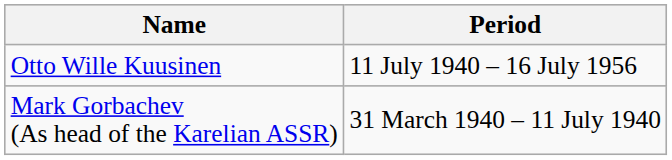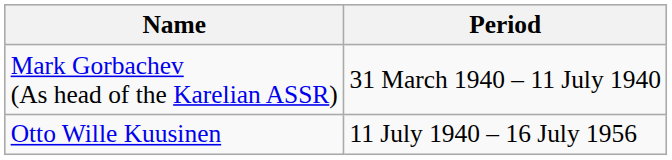rows swapped: (174, 119) <-> (116, 65)
